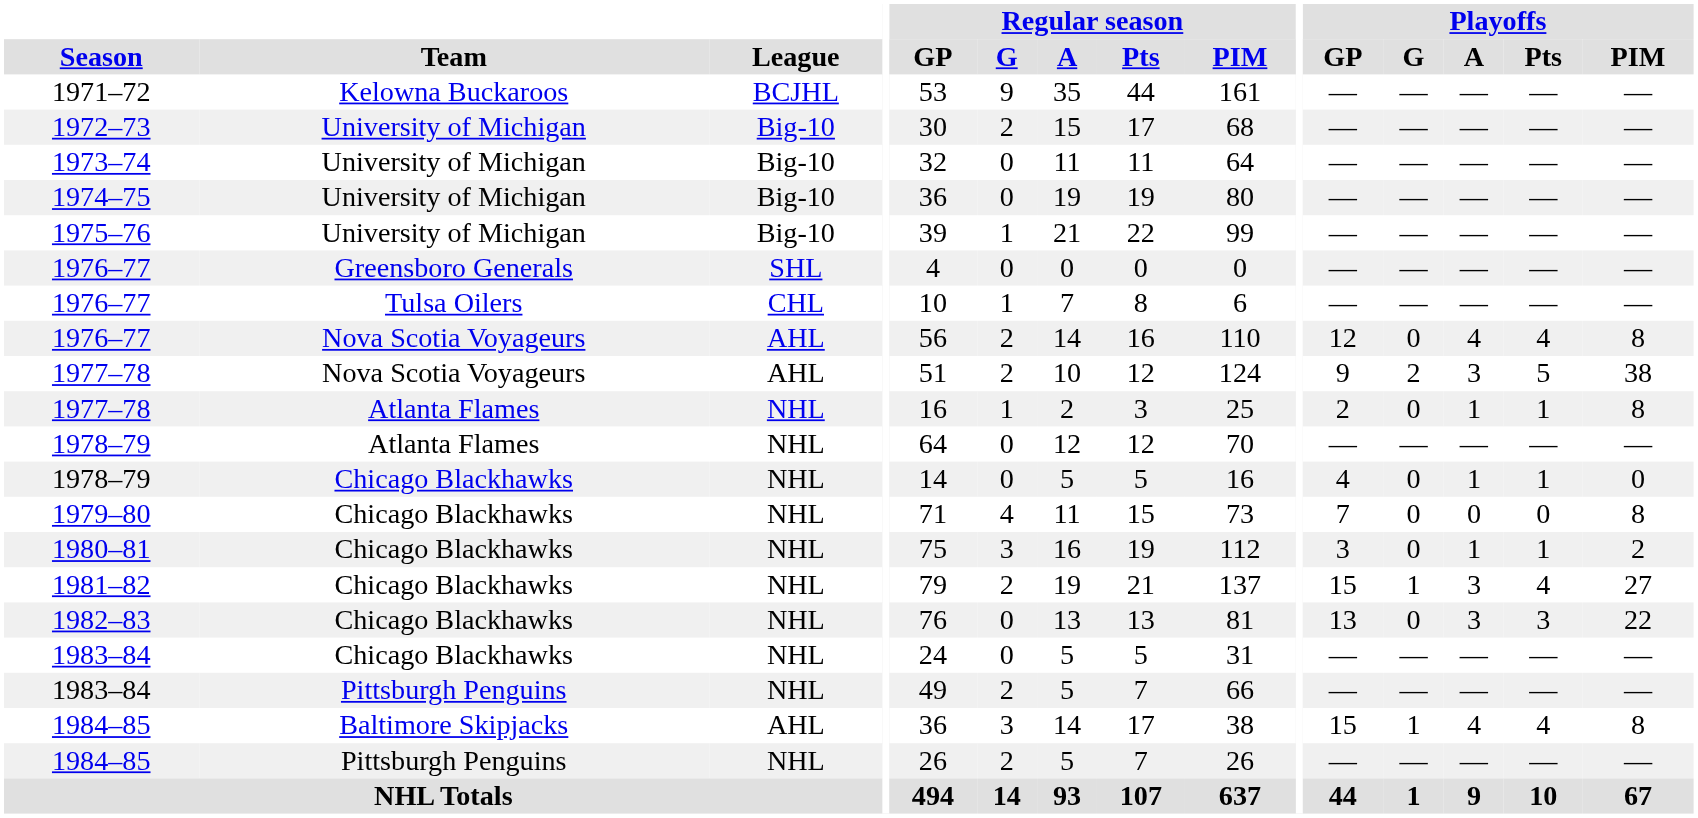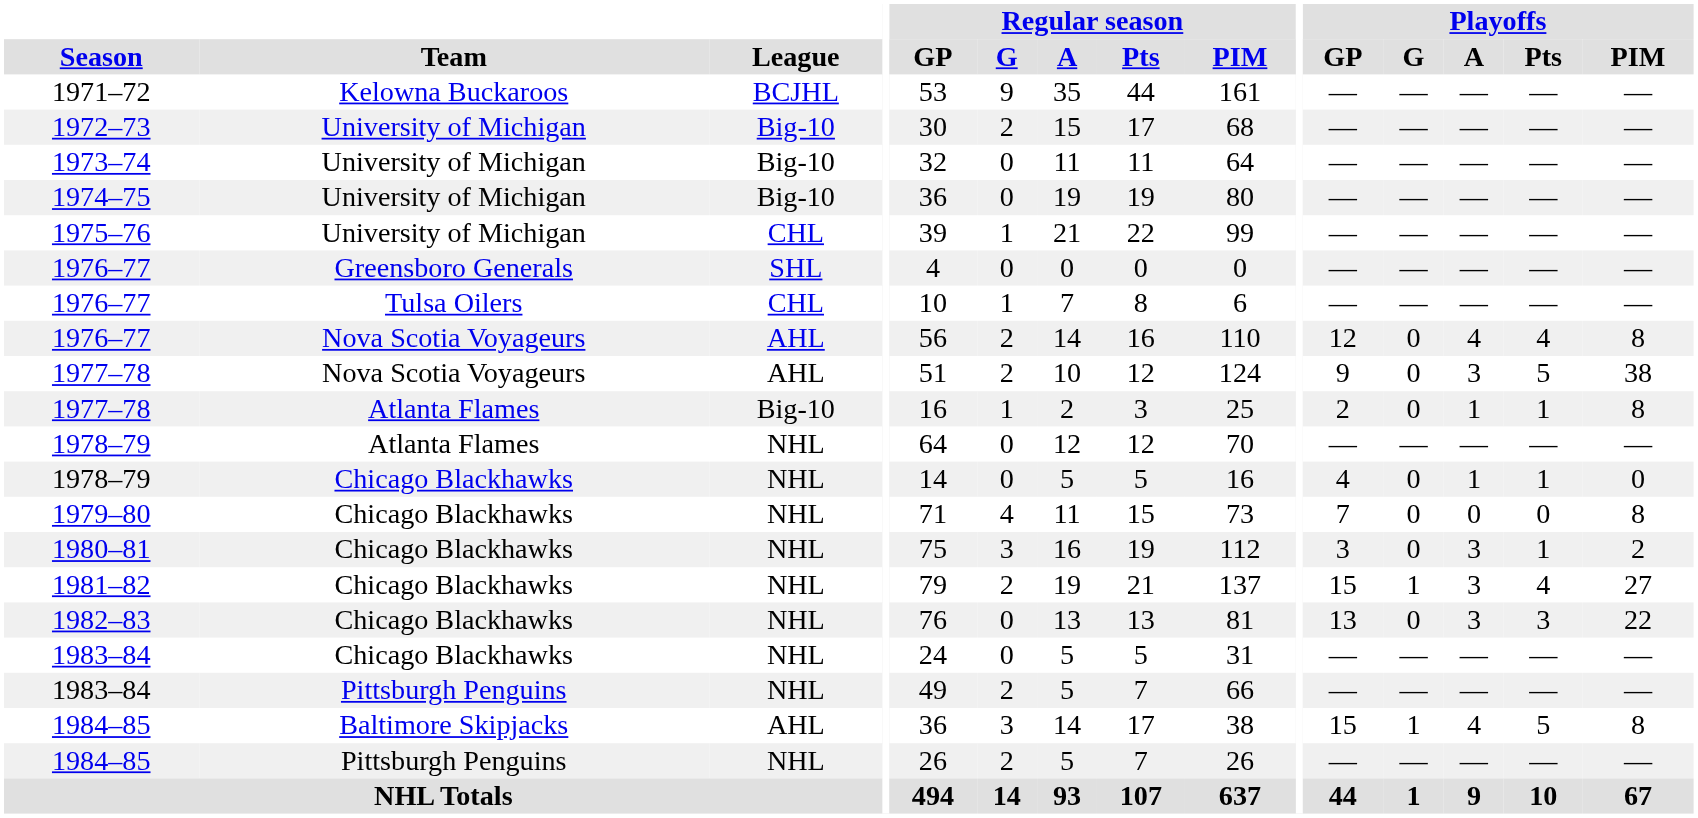(796, 232) Big-10 -> (796, 232) CHL
(1414, 373) 2 -> (1414, 373) 0
(796, 408) NHL -> (796, 408) Big-10
(1474, 549) 1 -> (1474, 549) 3
(1543, 725) 4 -> (1543, 725) 5
